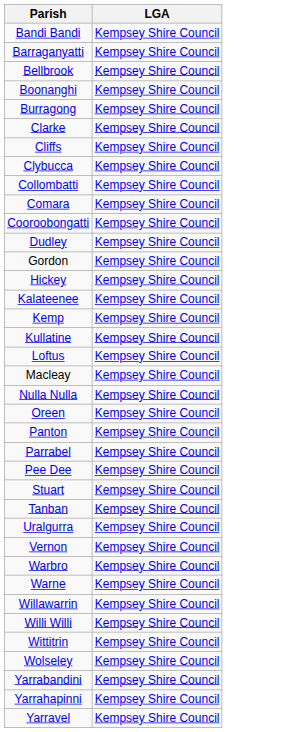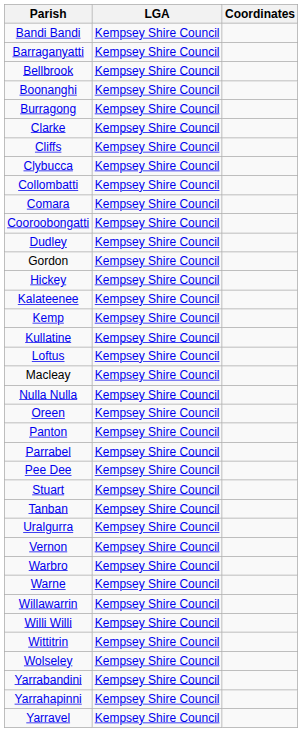+ column: (260, 14)
